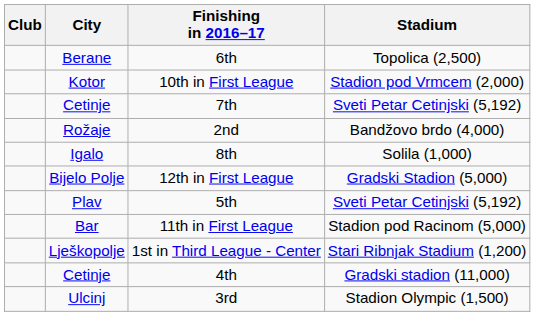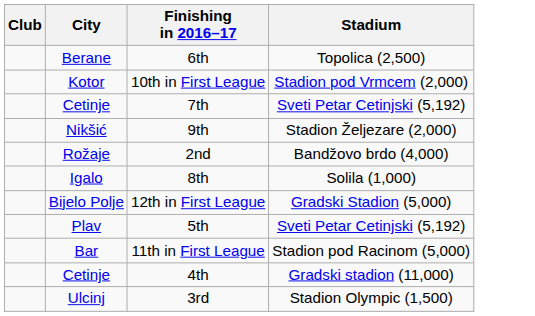+ row: (198, 130)
- row: (226, 250)
